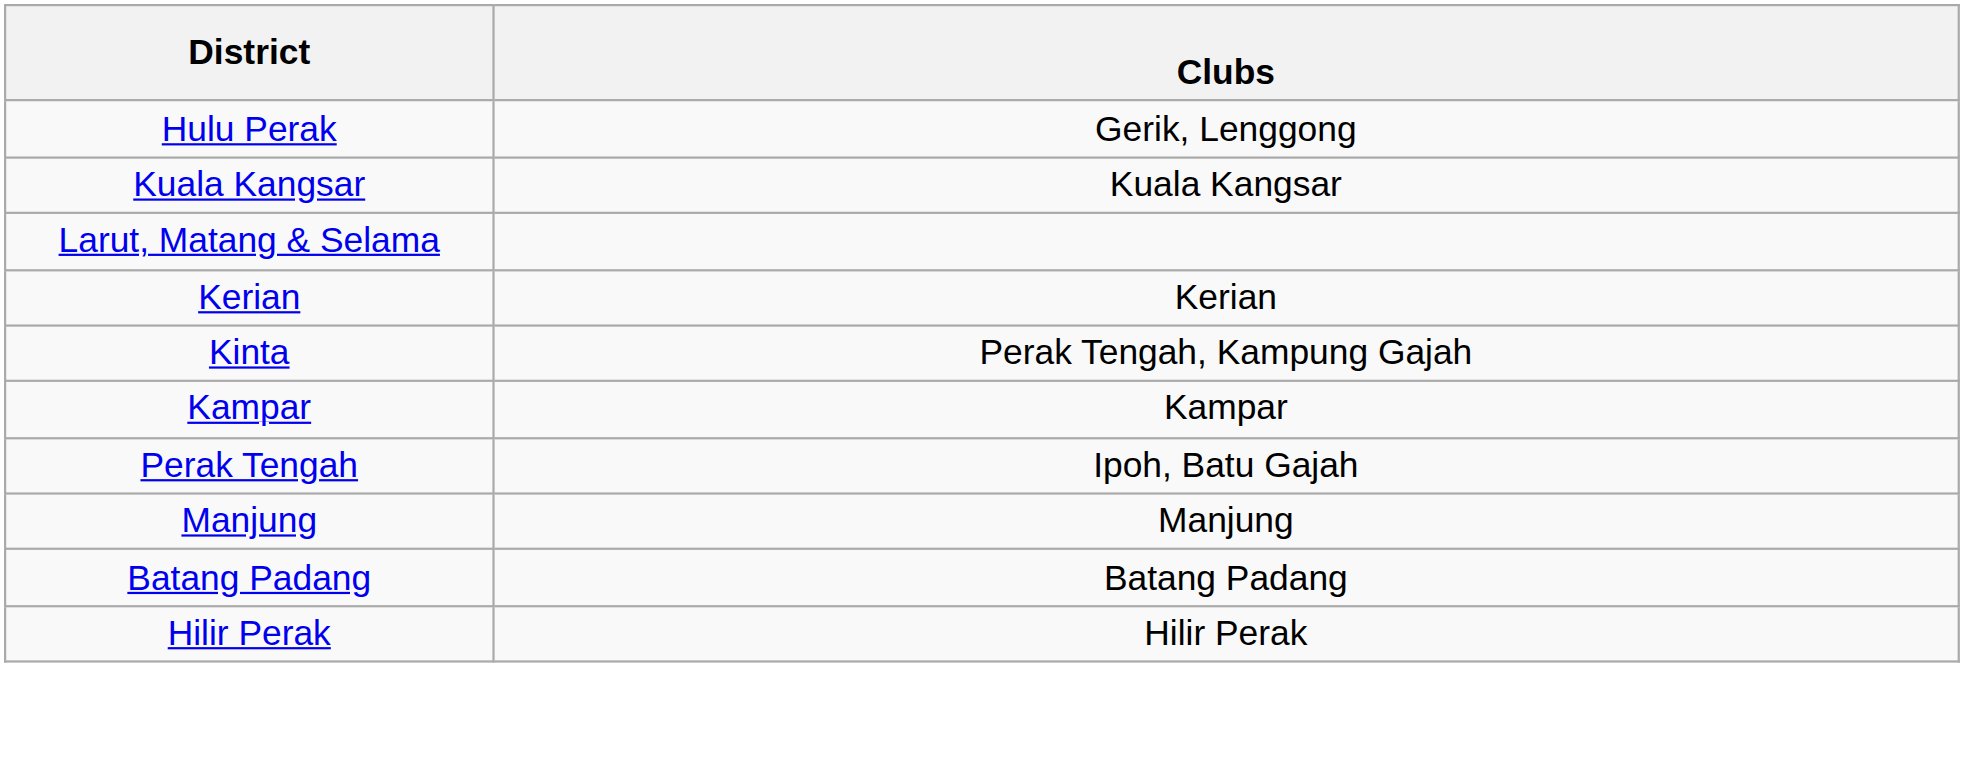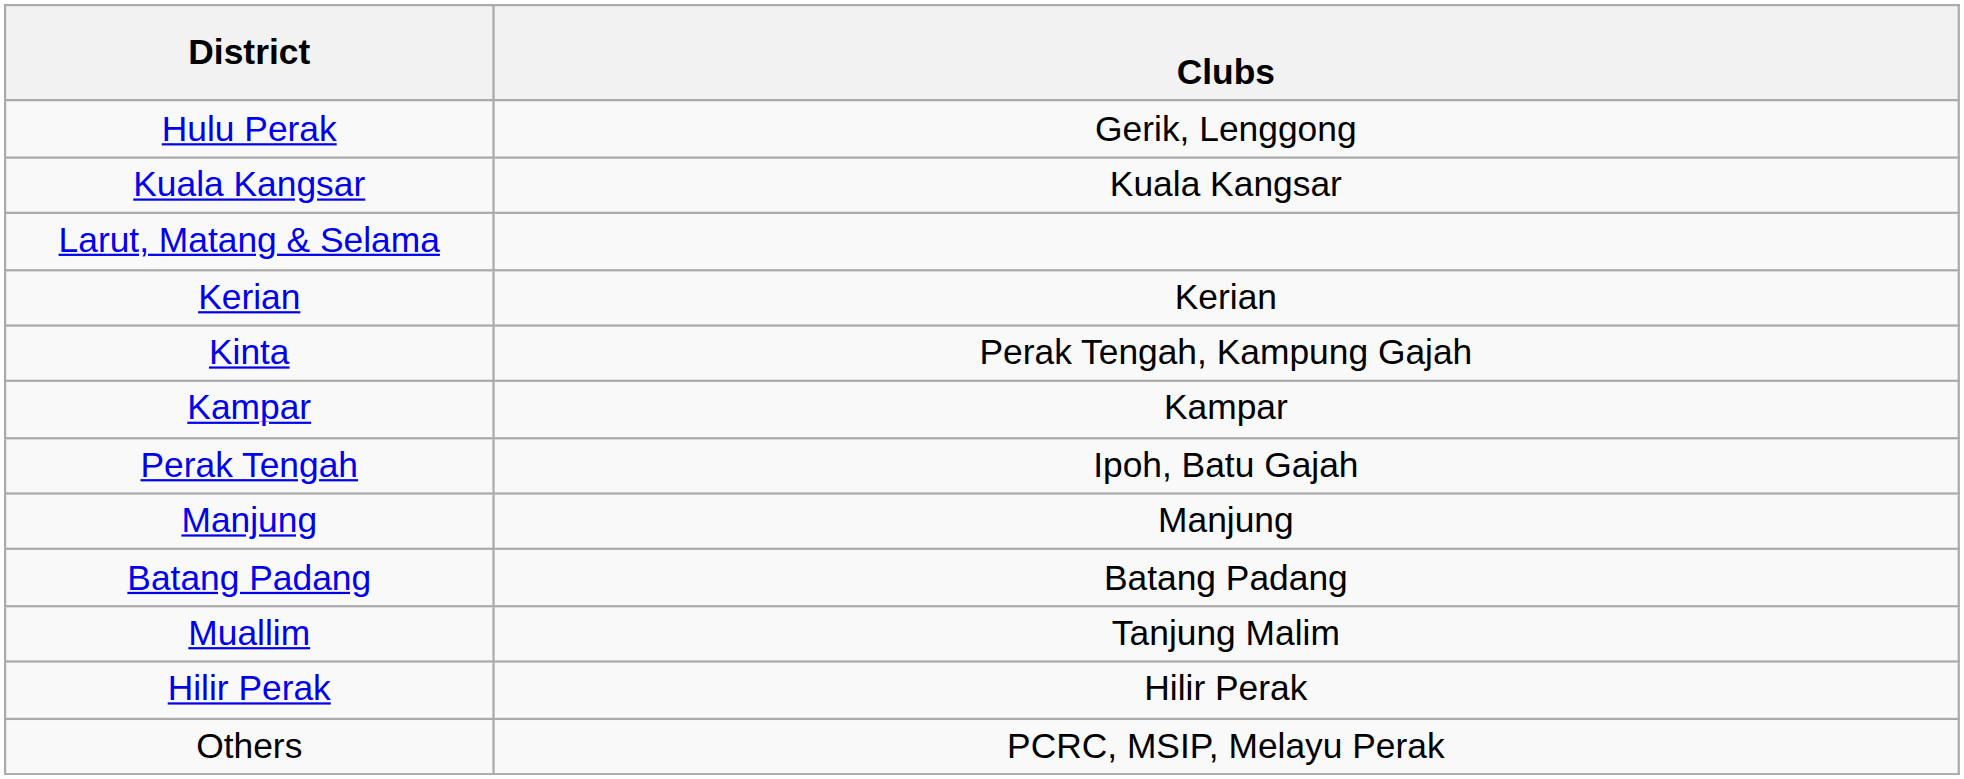+ row: (249, 633)
+ row: (249, 745)
